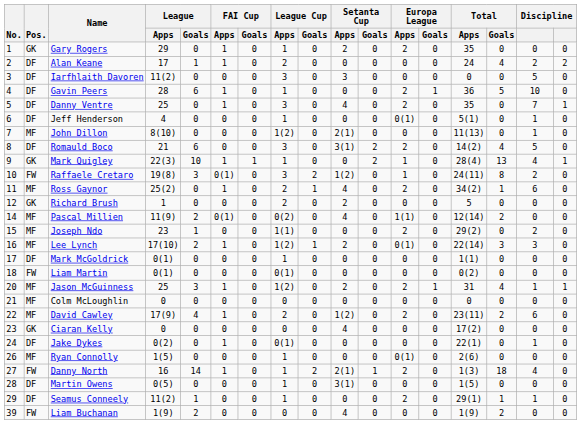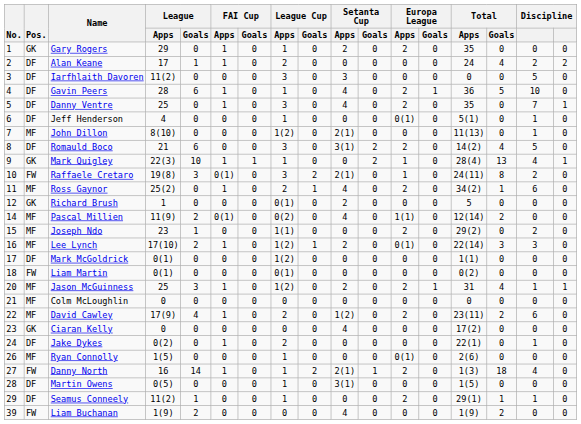(345, 91) 0 -> (345, 91) 4
(345, 175) 1(2) -> (345, 175) 2(1)
(285, 203) 2 -> (285, 203) 0(1)
(285, 259) 1 -> (285, 259) 1(2)
(285, 343) 0(1) -> (285, 343) 2
